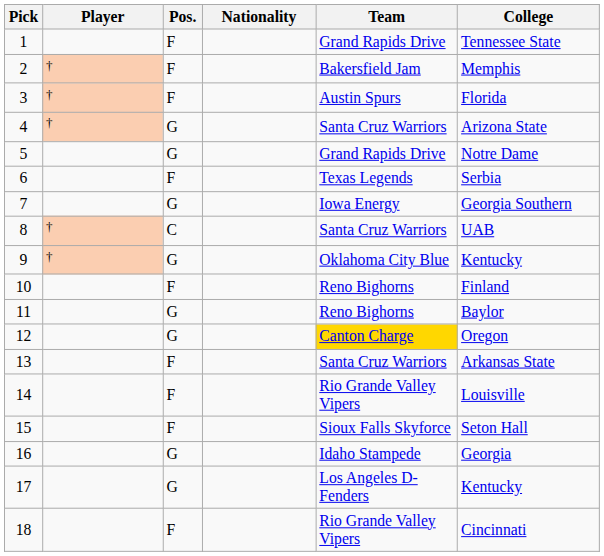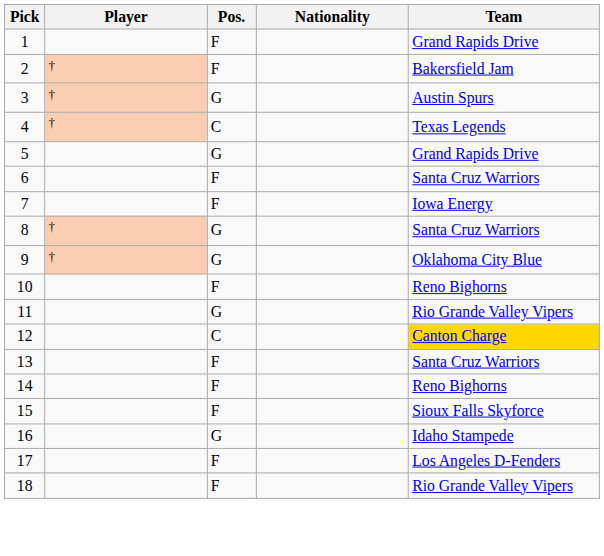- column: (528, 16)
(171, 97) F -> (216, 97) G
(172, 127) G -> (216, 127) C
(383, 127) Santa Cruz Warriors -> (459, 127) Texas Legends
(366, 178) Texas Legends -> (476, 178) Santa Cruz Warriors
(172, 203) G -> (215, 203) F
(172, 230) C -> (216, 230) G
(367, 311) Reno Bighorns -> (493, 311) Rio Grande Valley Vipers
(172, 336) G -> (216, 336) C
(378, 395) Rio Grande Valley Vipers -> (459, 386) Reno Bighorns
(172, 487) G -> (215, 460) F
